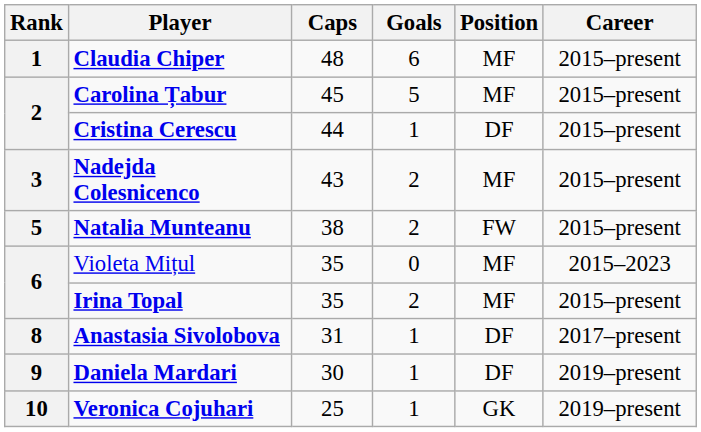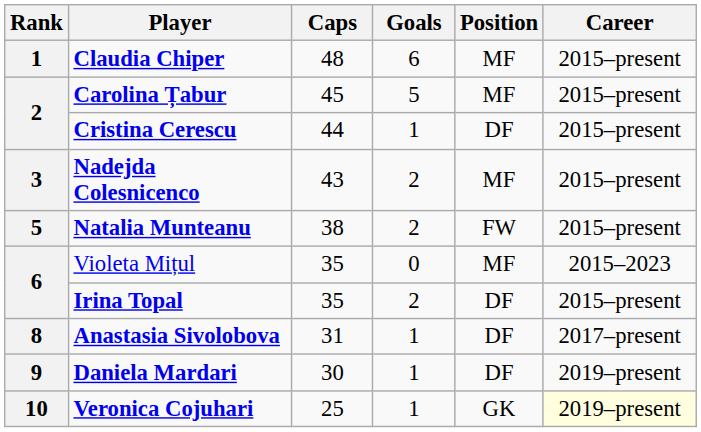(499, 300) MF -> (499, 300) DF
(620, 408) no background -> (620, 408) lightyellow background
